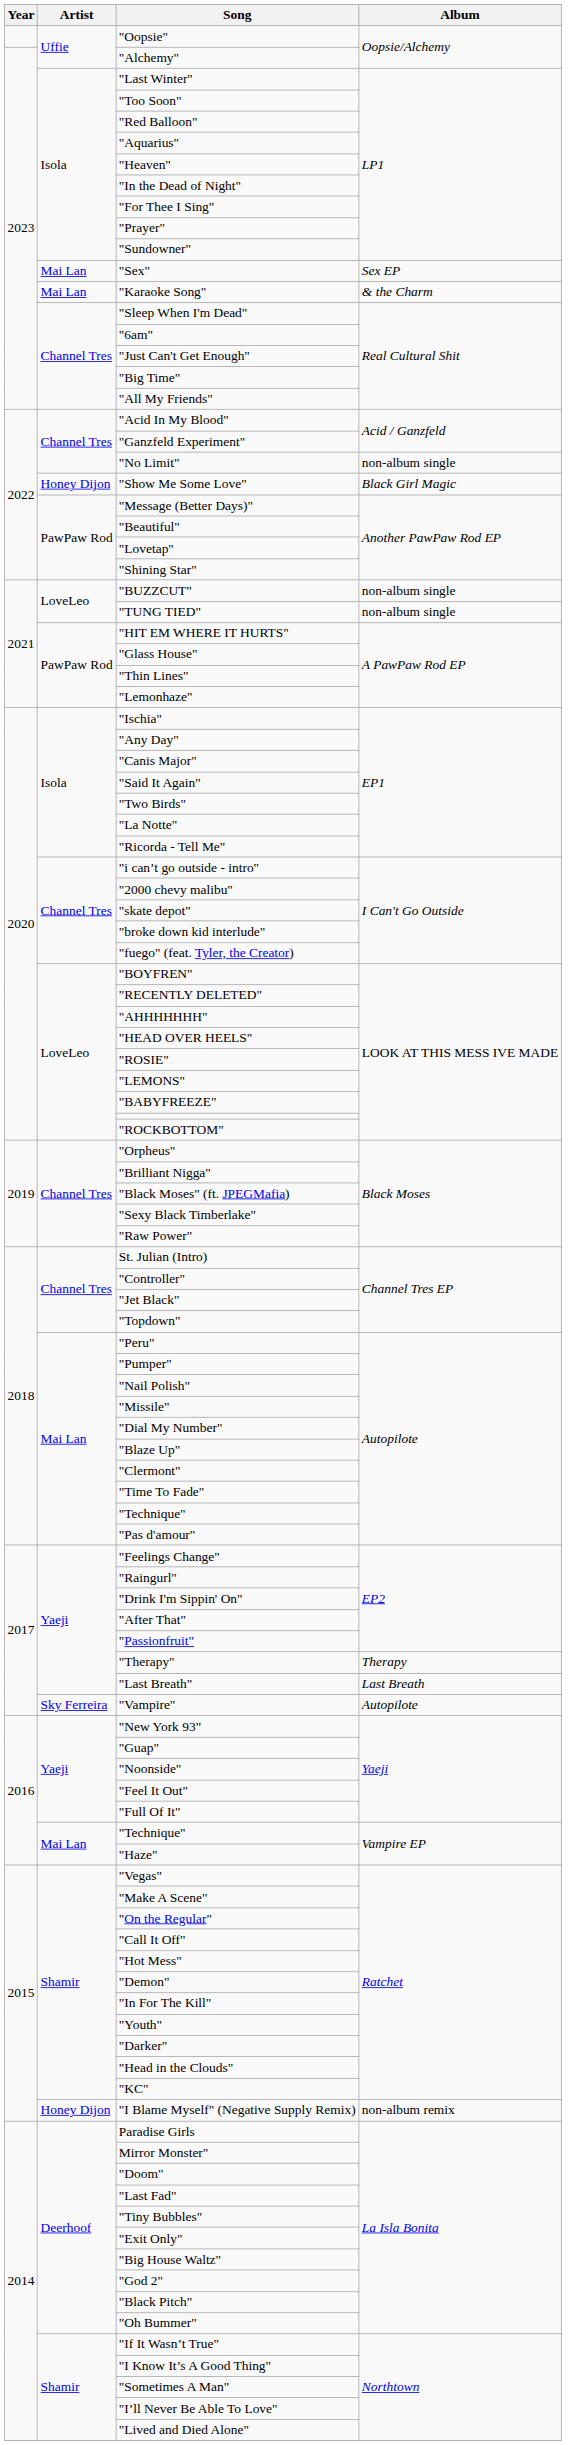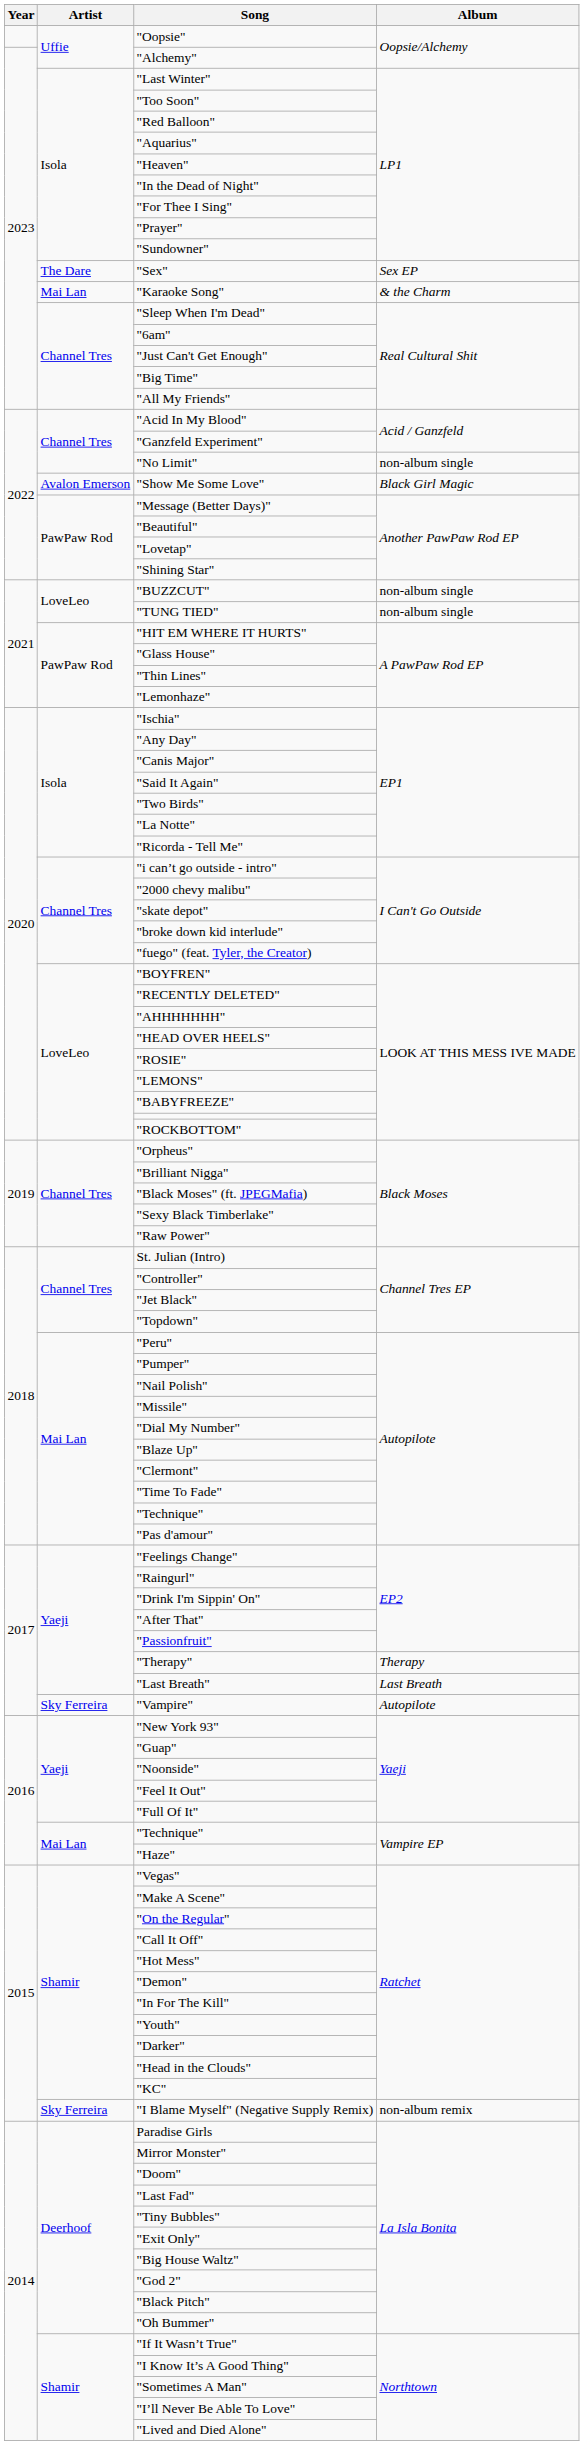(64, 270) Mai Lan -> (66, 270) The Dare
(75, 484) Honey Dijon -> (85, 484) Avalon Emerson
(75, 2110) Honey Dijon -> (74, 2110) Sky Ferreira
